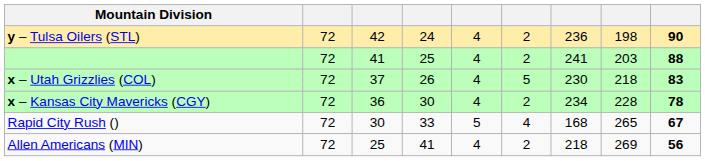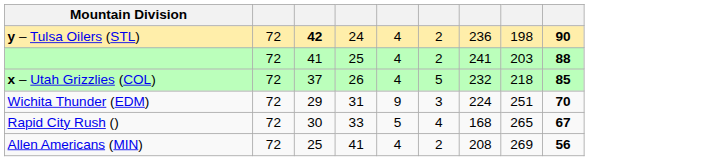(377, 36) normal -> (315, 36) bold
(576, 79) 230 -> (480, 79) 232
(676, 79) 83 -> (563, 79) 85
- row: (109, 101)
+ row: (78, 101)
(576, 144) 218 -> (480, 144) 208
